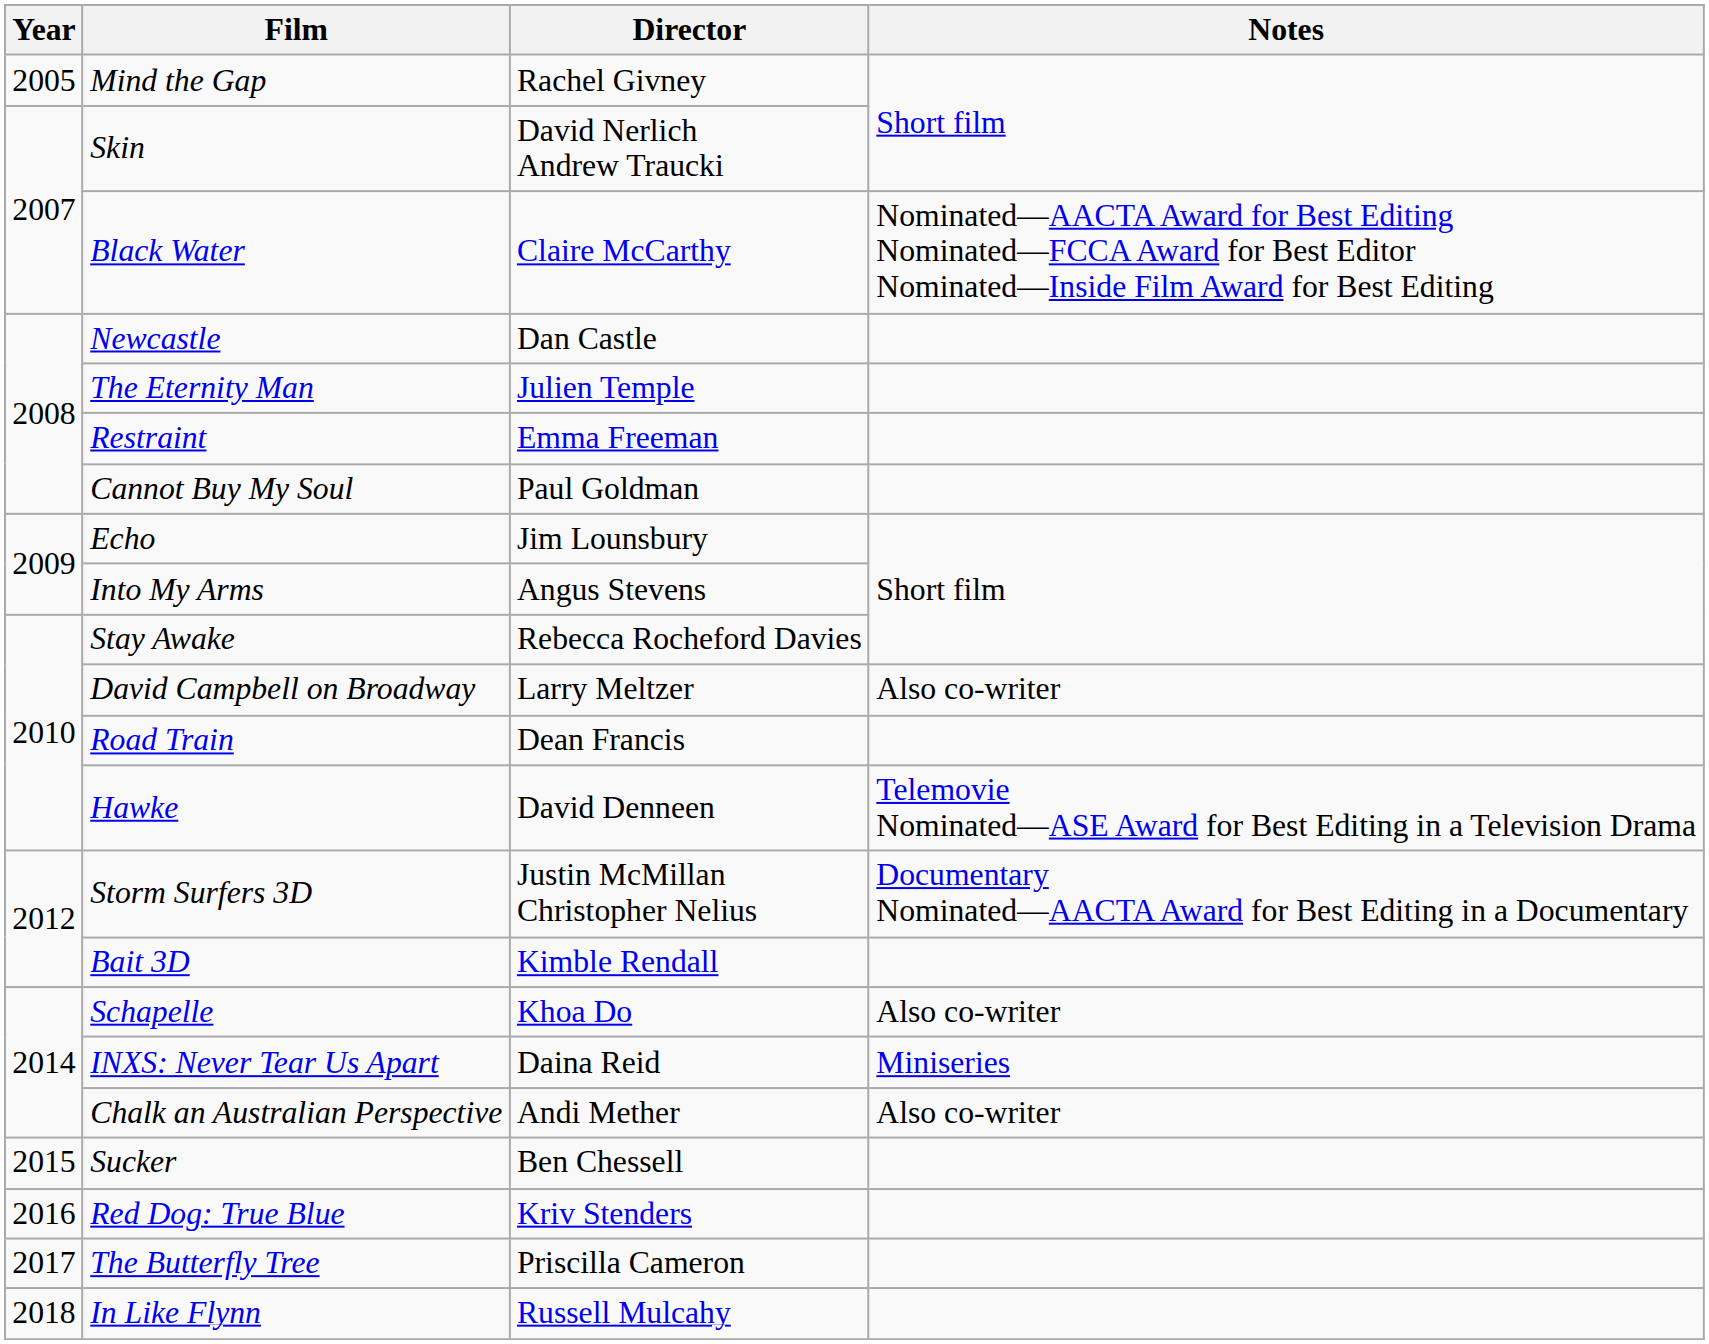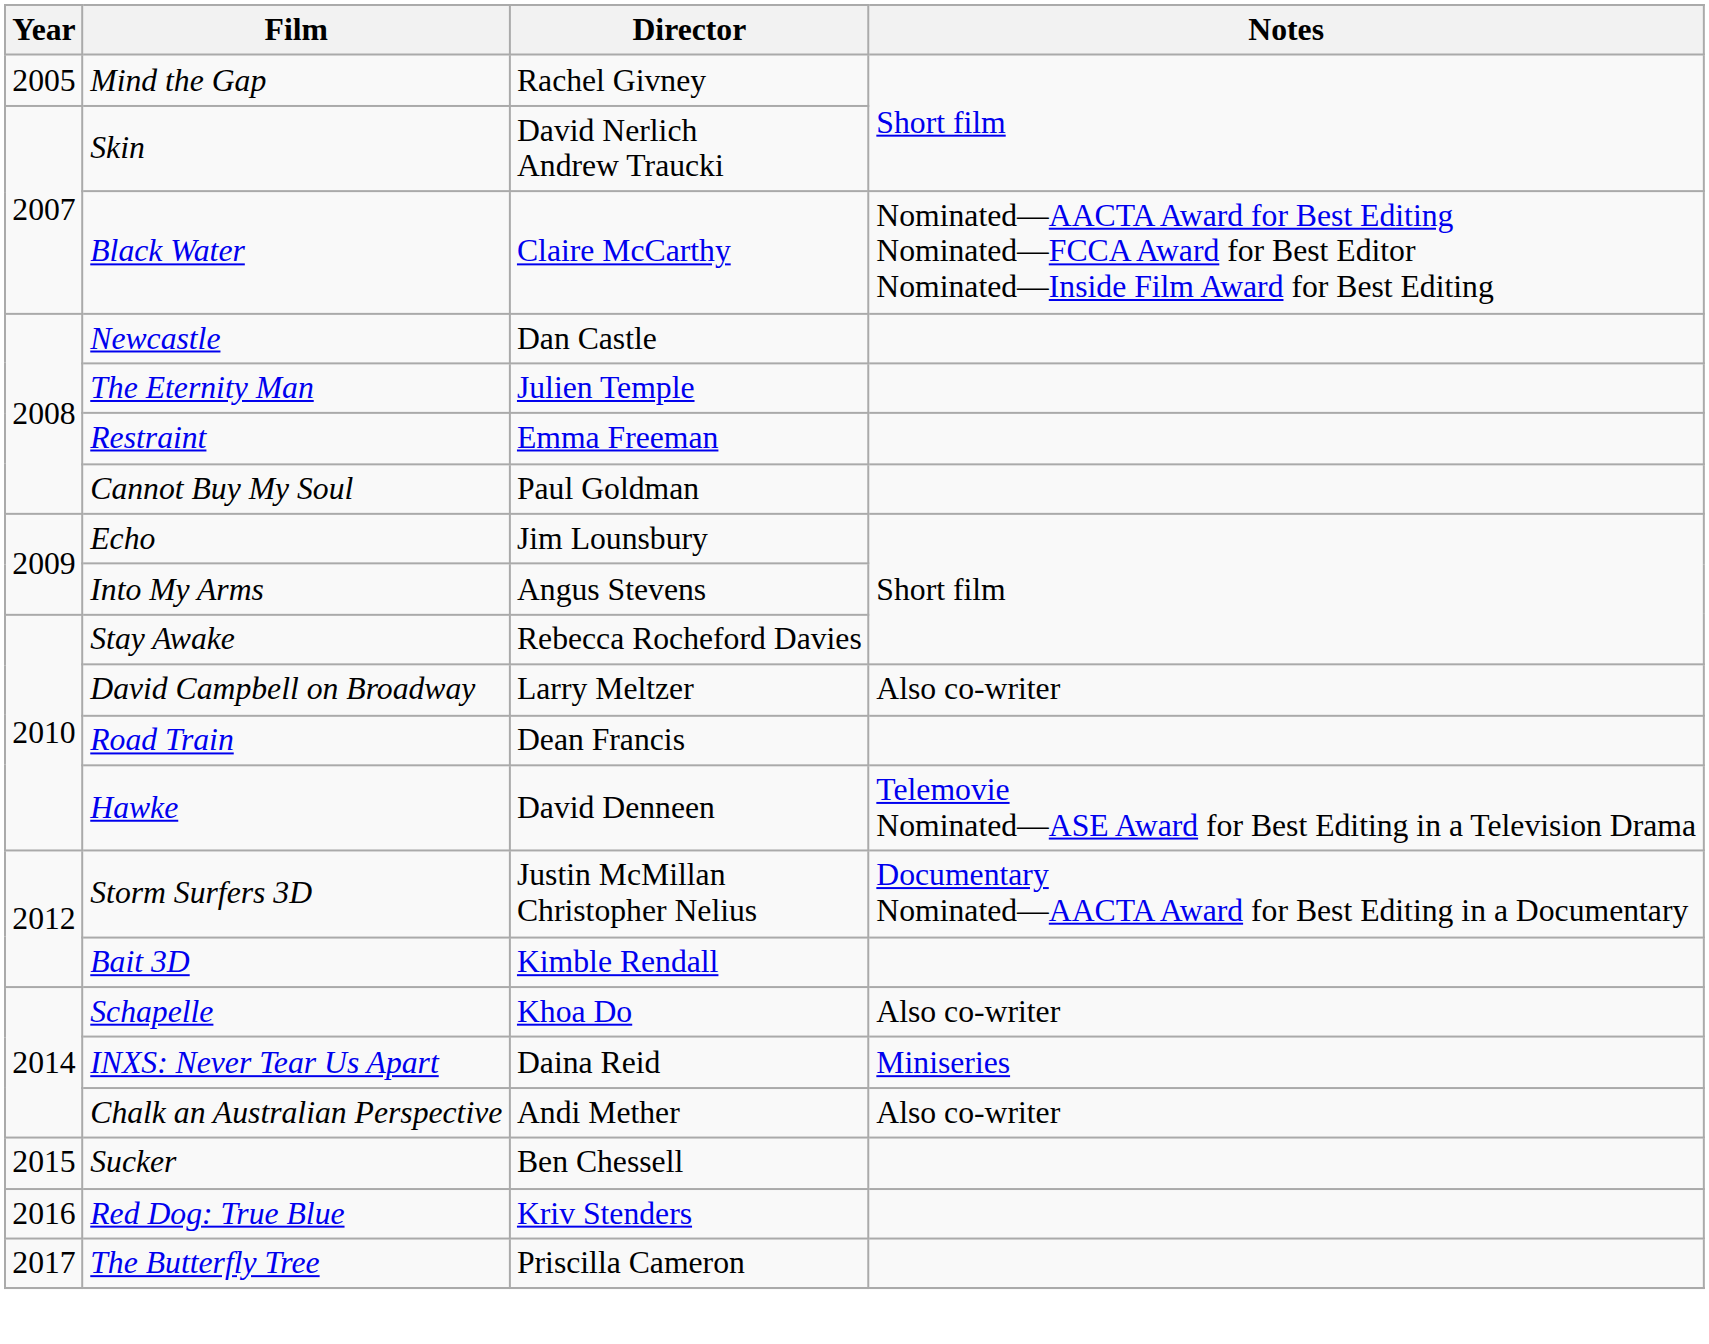- row: (176, 1313)
